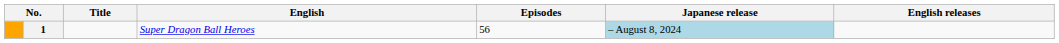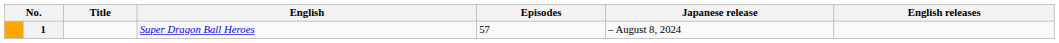(485, 30) 56 -> (485, 30) 57
(645, 30) lightblue background -> (645, 30) no background
